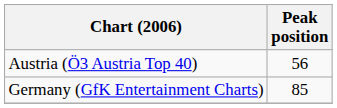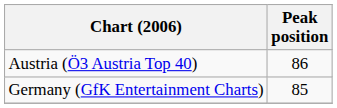(300, 63) 56 -> (300, 63) 86
